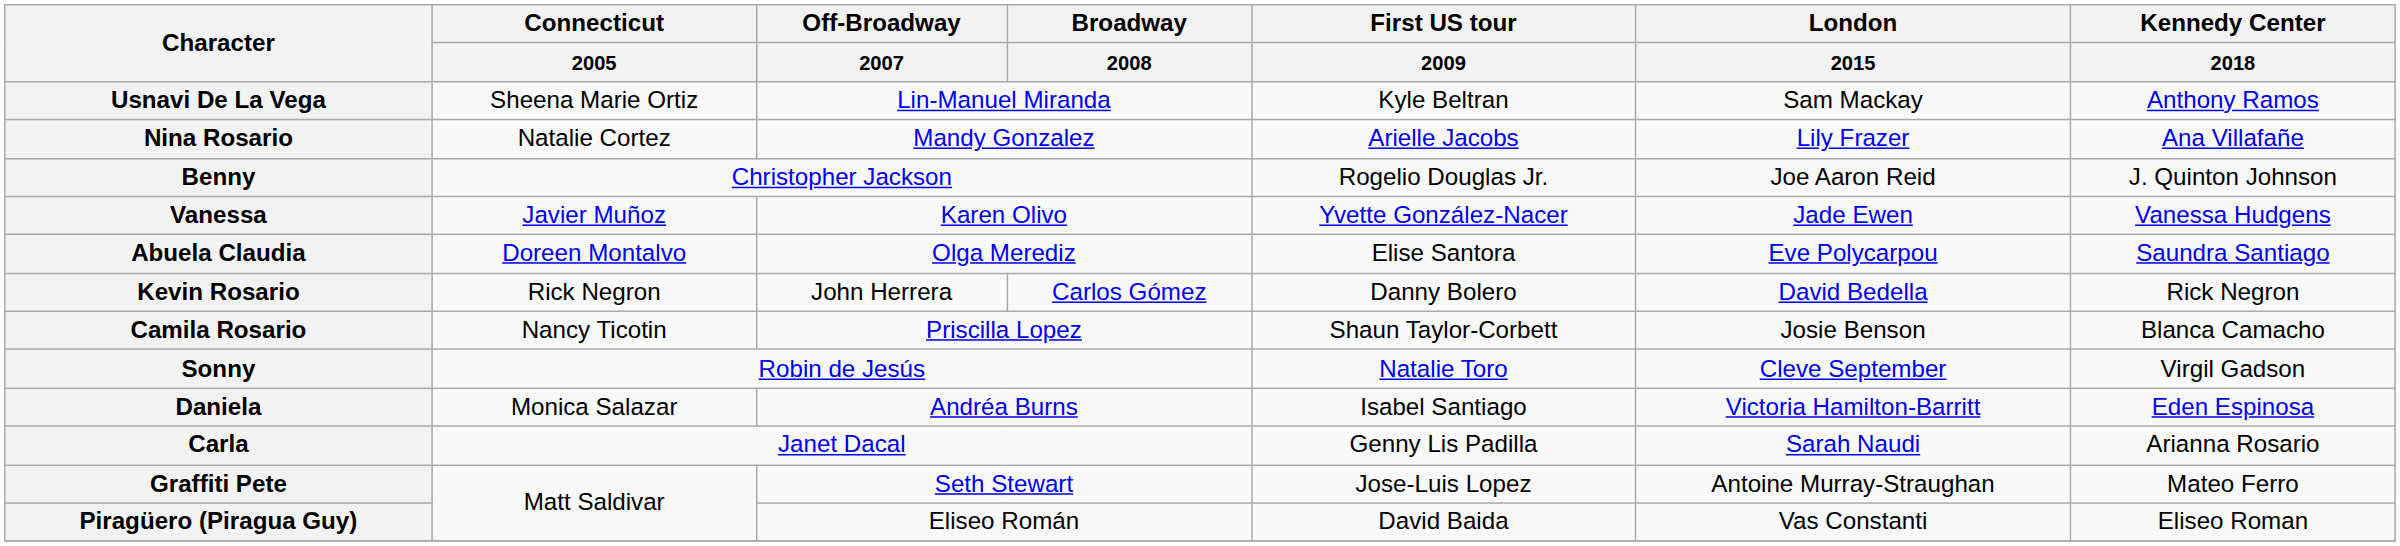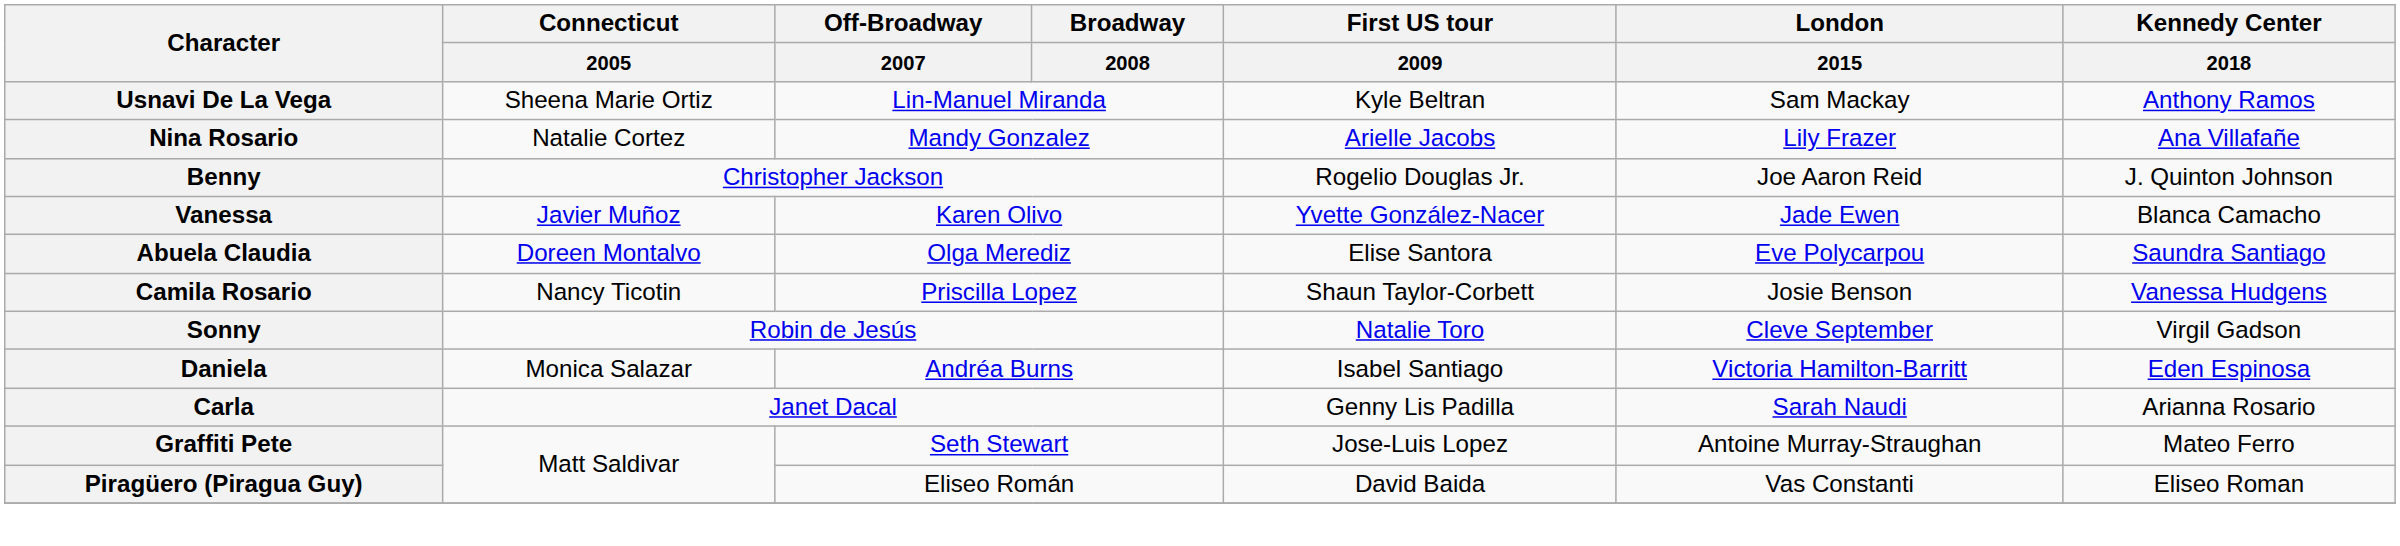(2233, 215) Vanessa Hudgens -> (2229, 215) Blanca Camacho
- row: (218, 291)
(2233, 330) Blanca Camacho -> (2229, 291) Vanessa Hudgens
